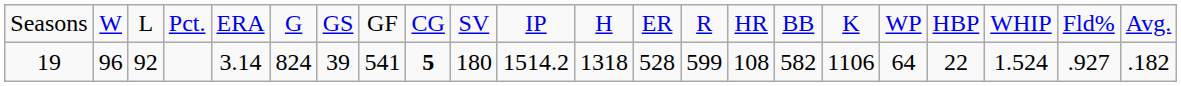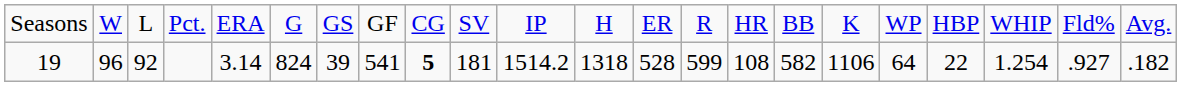(474, 61) 180 -> (474, 61) 181
(1021, 61) 1.524 -> (1021, 61) 1.254
